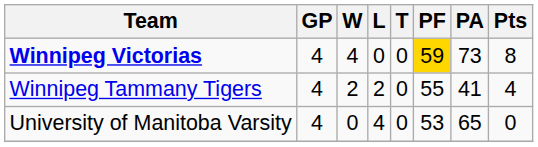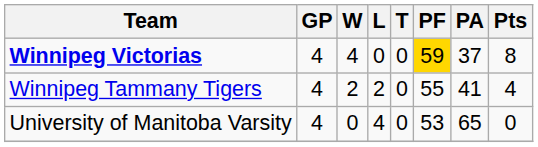(470, 55) 73 -> (470, 55) 37
